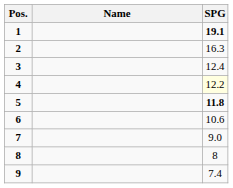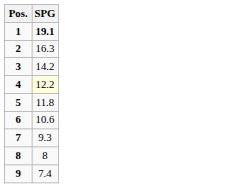- column: (117, 13)
(215, 67) 12.4 -> (45, 67) 14.2
(215, 102) bold -> (45, 102) normal
(215, 138) 9.0 -> (45, 138) 9.3
